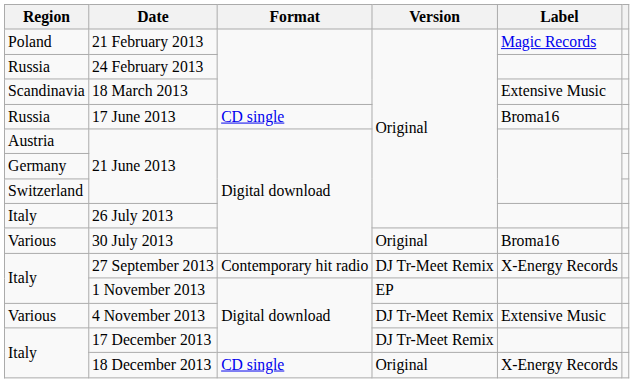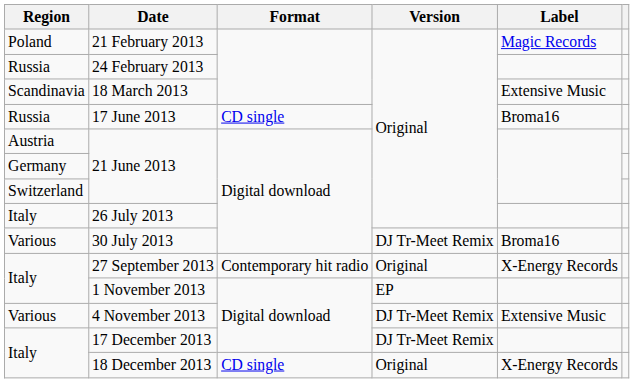(402, 240) Original -> (435, 240) DJ Tr-Meet Remix
(435, 265) DJ Tr-Meet Remix -> (402, 265) Original
